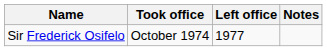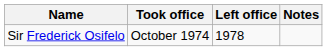(230, 35) 1977 -> (230, 35) 1978
